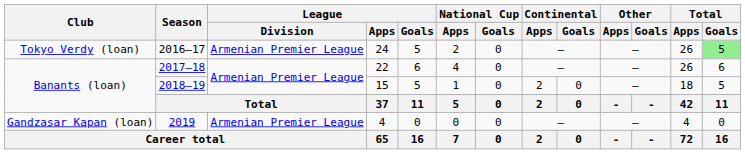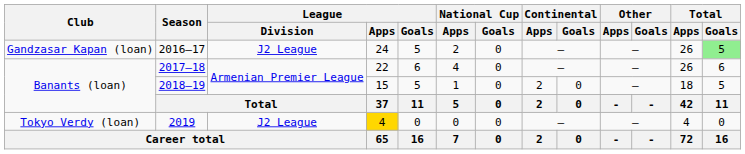(80, 49) Tokyo Verdy (loan) -> (80, 49) Gandzasar Kapan (loan)
(287, 49) Armenian Premier League -> (287, 49) J2 League
(80, 121) Gandzasar Kapan (loan) -> (80, 121) Tokyo Verdy (loan)
(287, 121) Armenian Premier League -> (287, 121) J2 League
(382, 121) no background -> (382, 121) gold background
